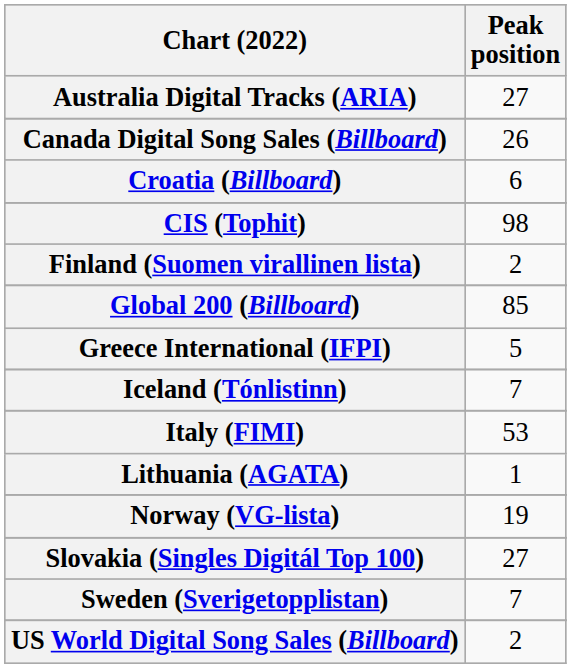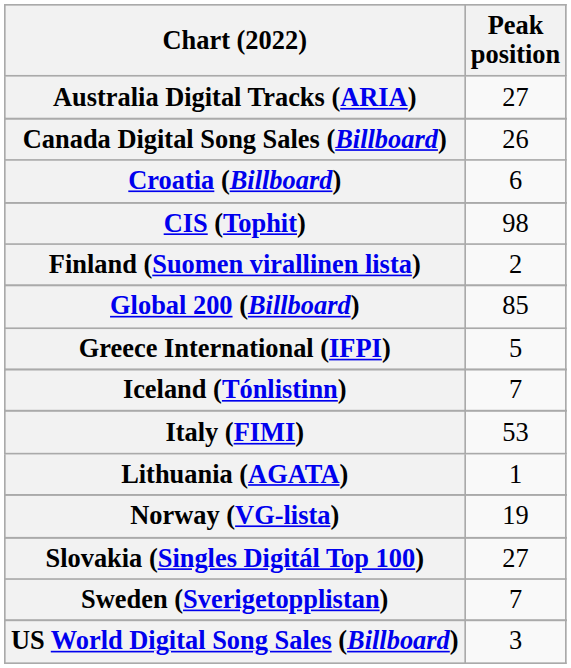(516, 641) 2 -> (516, 641) 3
